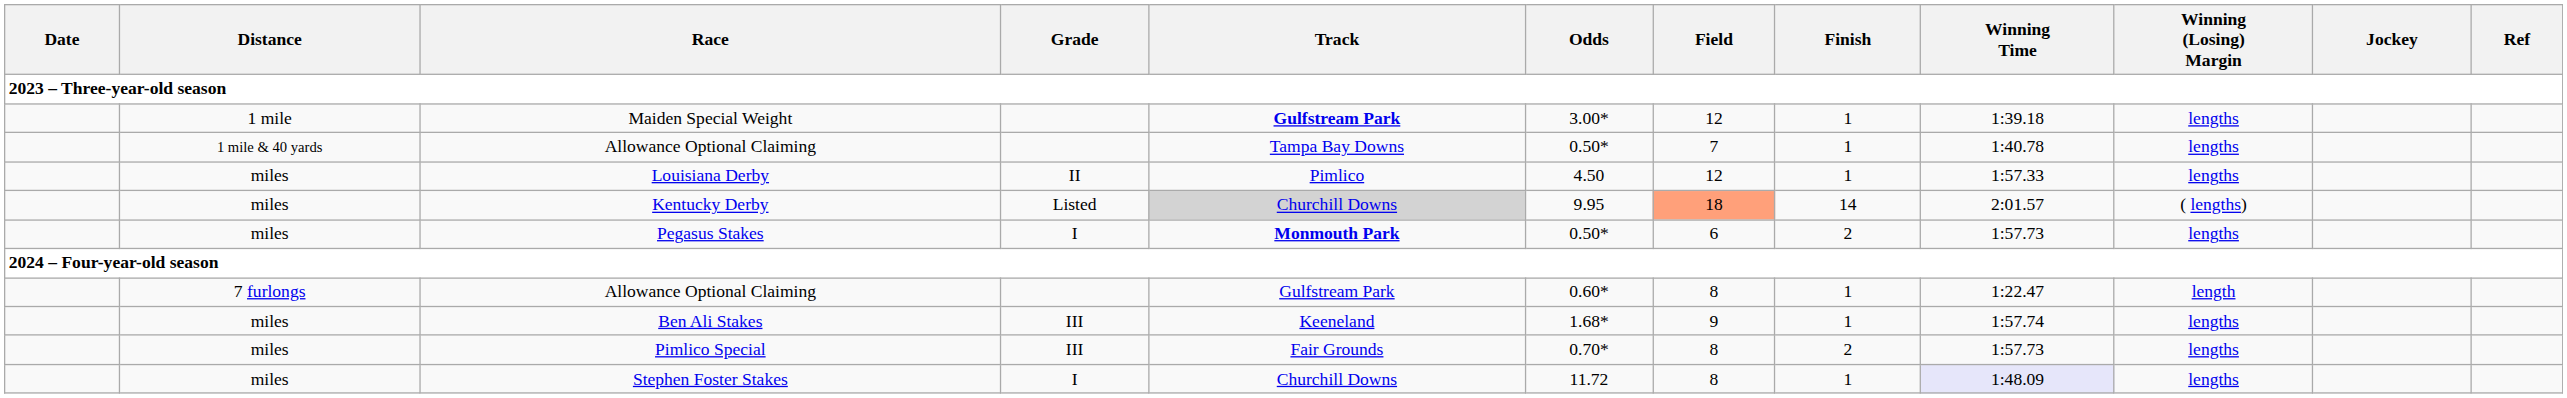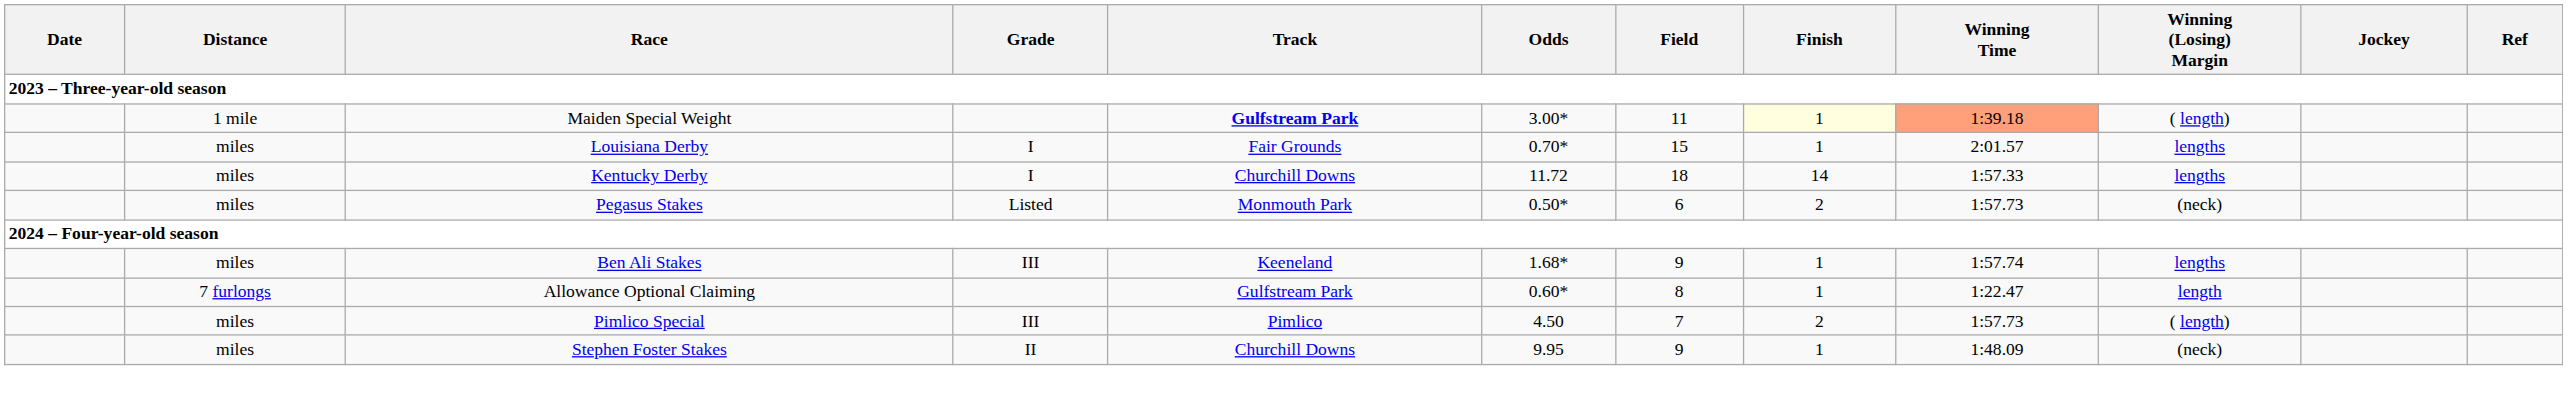(1714, 117) 12 -> (1679, 117) 11
(1848, 117) no background -> (1819, 117) lightyellow background
(2018, 117) no background -> (1997, 117) lightsalmon background
(2214, 117) lengths -> (2200, 117) ( length)
- row: (270, 147)
(1075, 175) II -> (1031, 146) I
(1337, 175) Pimlico -> (1295, 146) Fair Grounds
(1589, 175) 4.50 -> (1548, 146) 0.70*
(1714, 175) 12 -> (1679, 146) 15
(2018, 175) 1:57.33 -> (1997, 146) 2:01.57
(1075, 204) Listed -> (1031, 175) I
(1337, 204) lightgrey background -> (1295, 175) no background
(1589, 204) 9.95 -> (1548, 175) 11.72
(1714, 204) lightsalmon background -> (1679, 175) no background
(2018, 204) 2:01.57 -> (1997, 175) 1:57.33
(2214, 204) ( lengths) -> (2200, 175) lengths
(1075, 233) I -> (1031, 204) Listed
(1337, 233) bold -> (1295, 204) normal
(2214, 233) lengths -> (2200, 204) (neck)
rows swapped: (270, 291) <-> (270, 320)
(1337, 349) Fair Grounds -> (1295, 320) Pimlico
(1589, 349) 0.70* -> (1548, 320) 4.50
(1714, 349) 8 -> (1679, 320) 7
(2214, 349) lengths -> (2200, 320) ( length)
(1075, 378) I -> (1031, 349) II
(1589, 378) 11.72 -> (1548, 349) 9.95
(1714, 378) 8 -> (1679, 349) 9
(2018, 378) lavender background -> (1997, 349) no background
(2214, 378) lengths -> (2200, 349) (neck)
